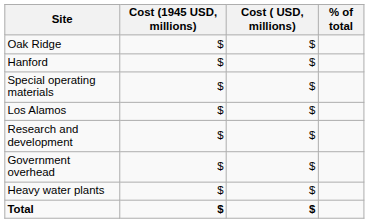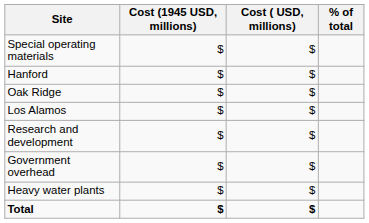rows swapped: (34, 44) <-> (51, 86)
